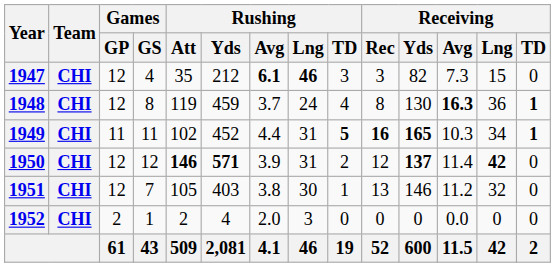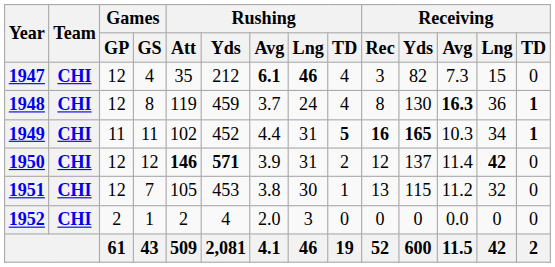(345, 76) 3 -> (345, 76) 4
(418, 162) bold -> (418, 162) normal
(226, 190) 403 -> (226, 190) 453
(418, 190) 146 -> (418, 190) 115
